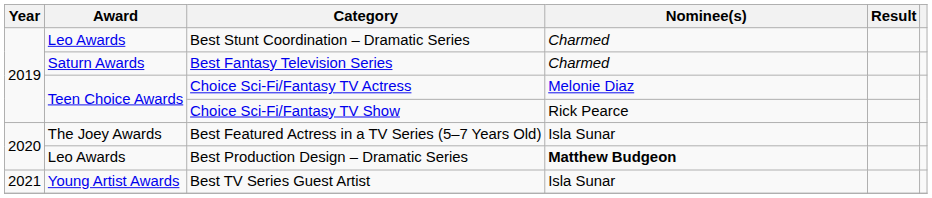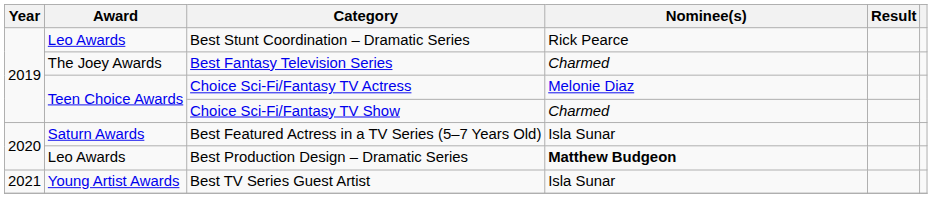(579, 39) Charmed -> (588, 39) Rick Pearce
(96, 63) Saturn Awards -> (105, 63) The Joey Awards
(588, 110) Rick Pearce -> (579, 110) Charmed
(105, 134) The Joey Awards -> (96, 134) Saturn Awards
